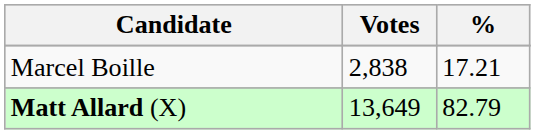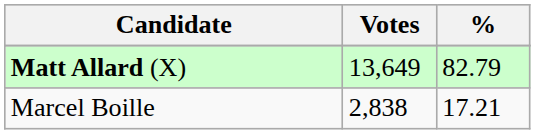rows swapped: (98, 107) <-> (83, 66)
